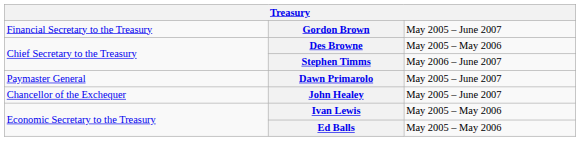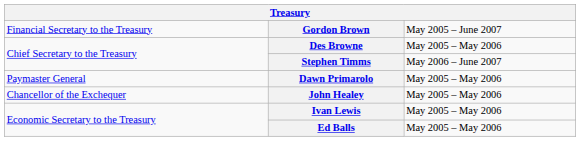(454, 78) May 2005 – June 2007 -> (454, 78) May 2005 – May 2006
(454, 95) May 2005 – June 2007 -> (454, 95) May 2005 – May 2006
